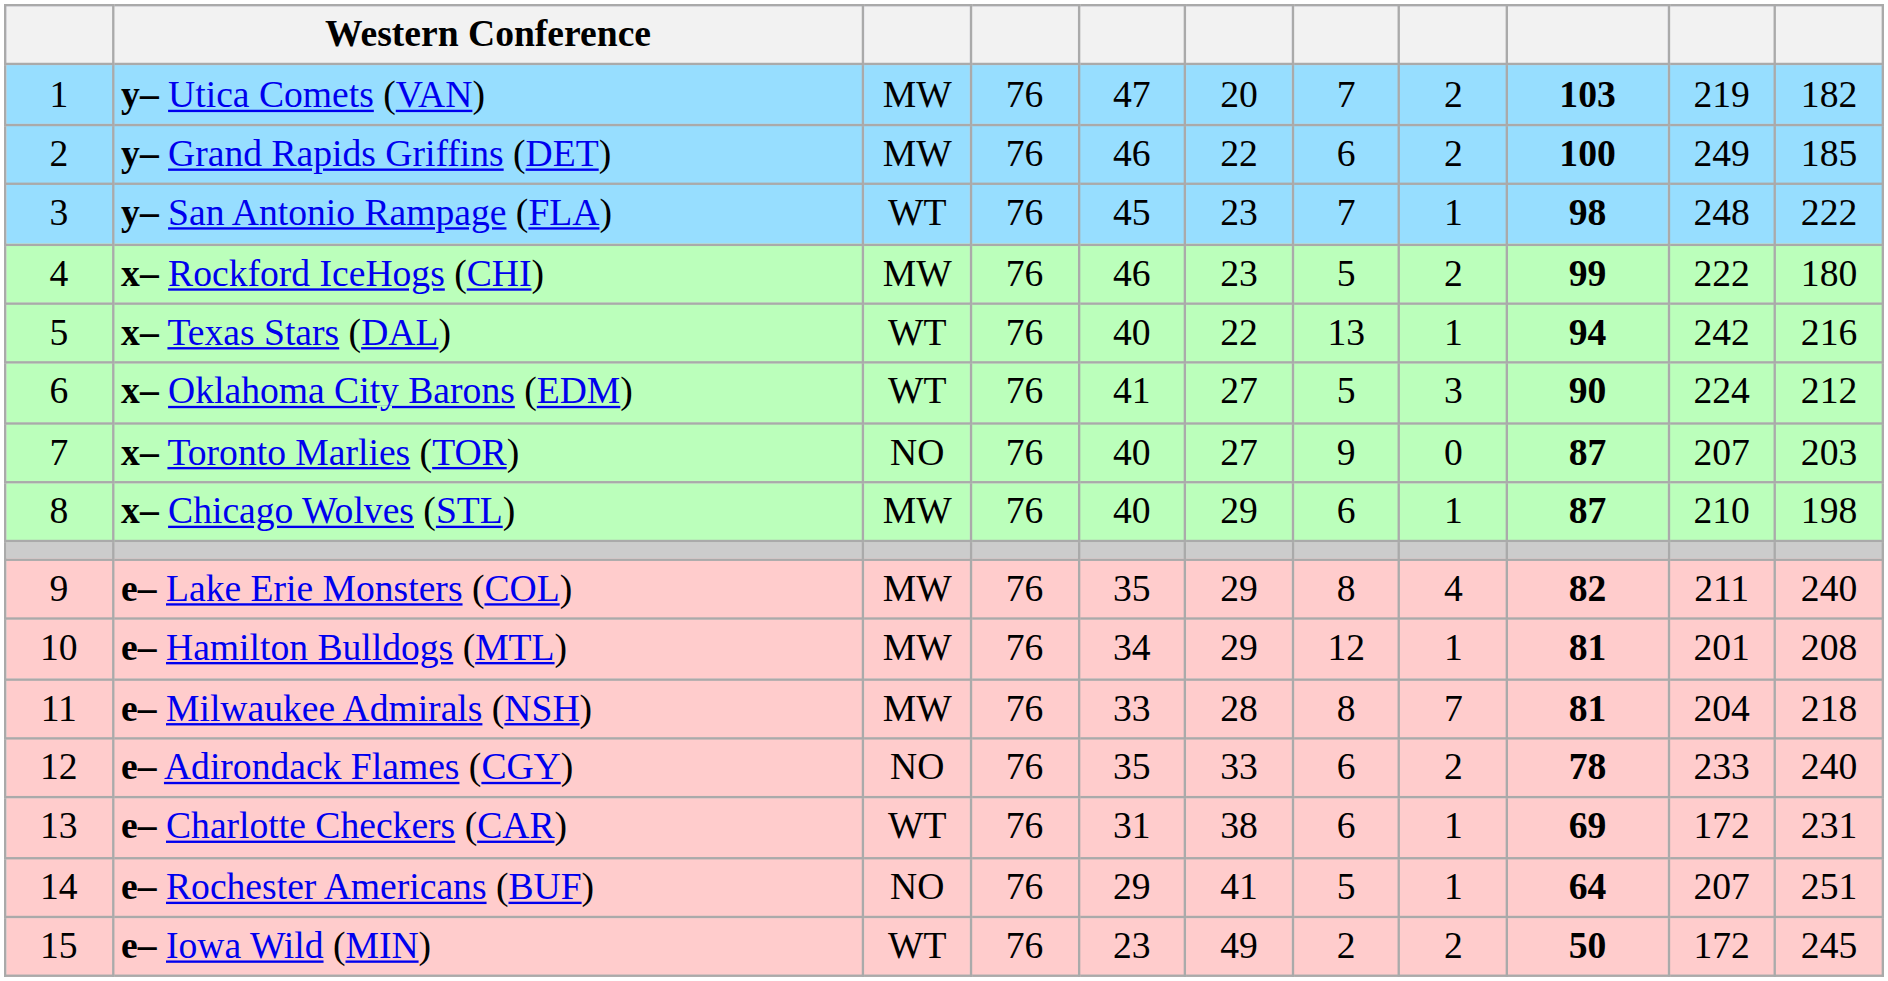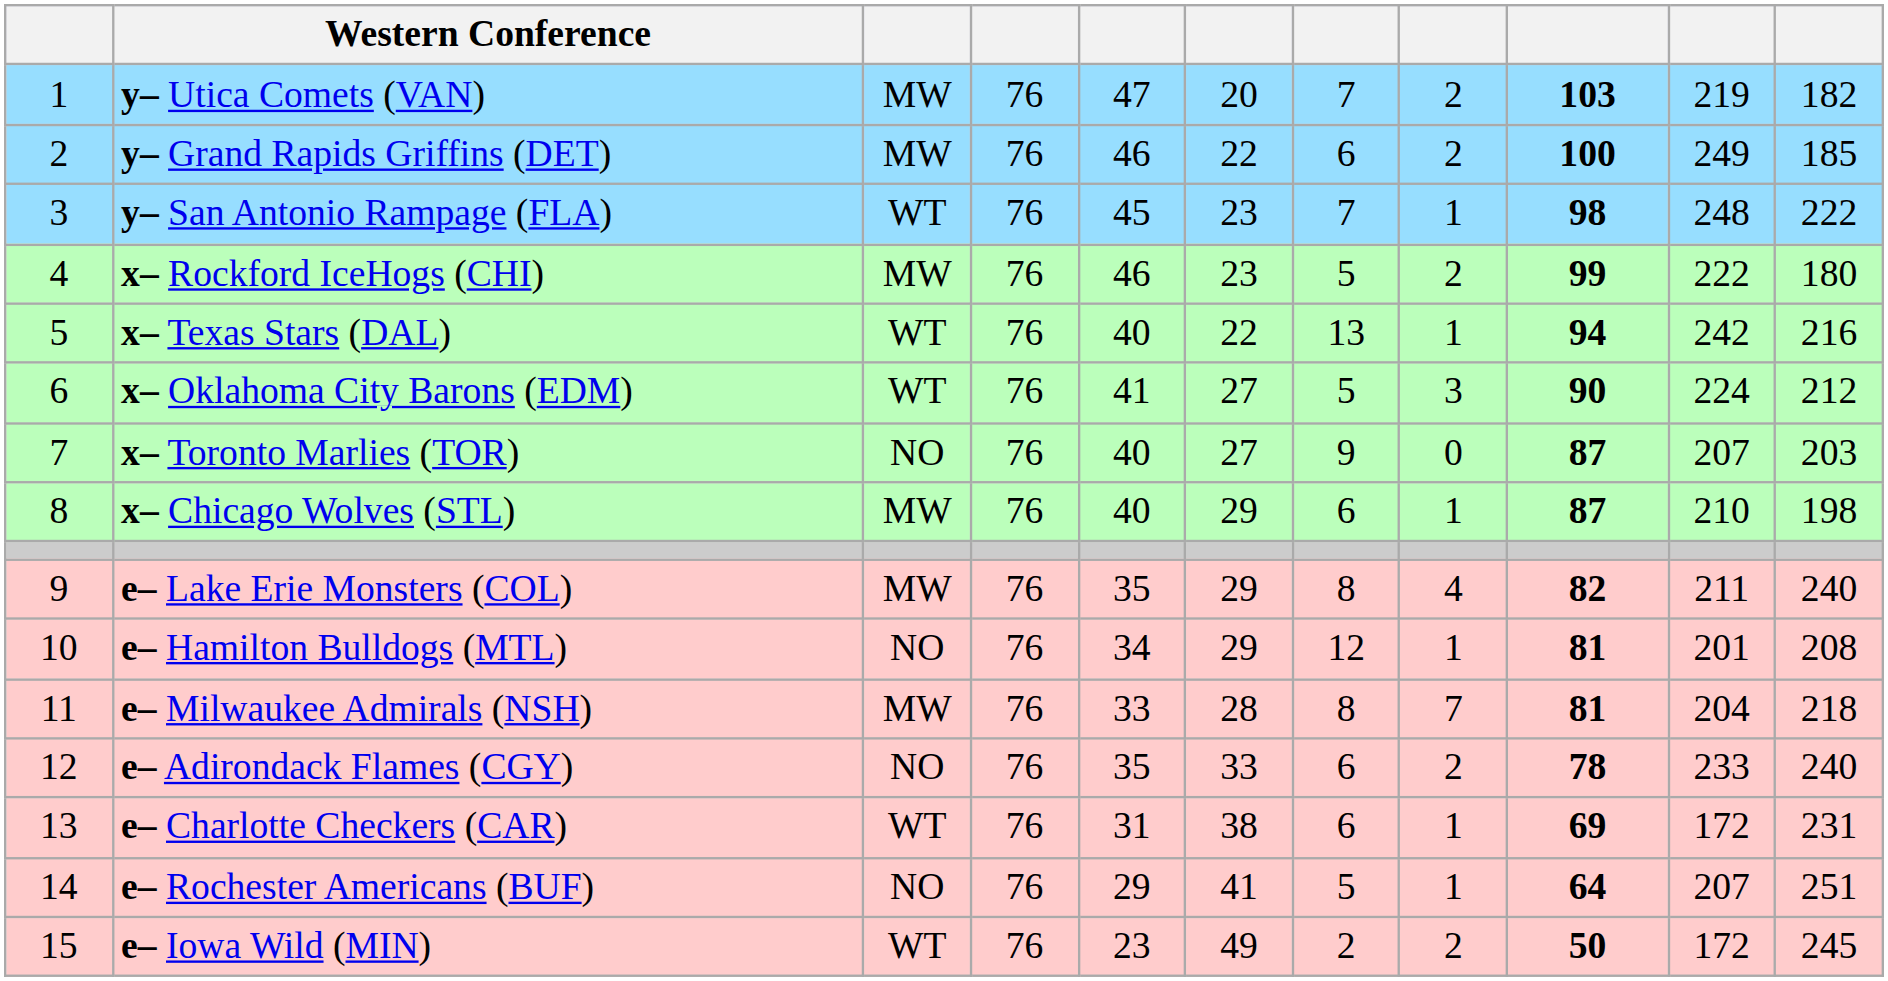(917, 647) MW -> (917, 647) NO
